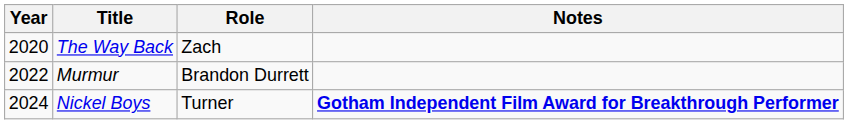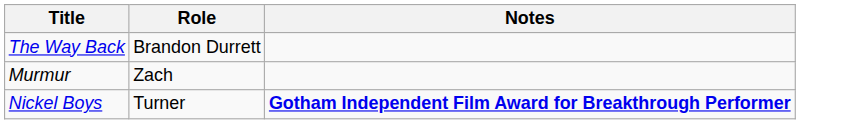- column: (29, 18)
(201, 47) Zach -> (197, 47) Brandon Durrett
(245, 75) Brandon Durrett -> (153, 75) Zach
